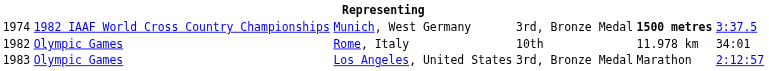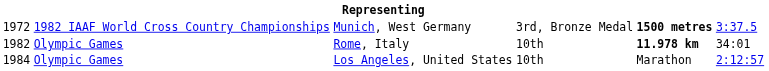(16, 27) 1974 -> (16, 27) 1972
(668, 44) normal -> (668, 44) bold
(16, 60) 1983 -> (16, 60) 1984
(575, 60) 3rd, Bronze Medal -> (530, 60) 10th
